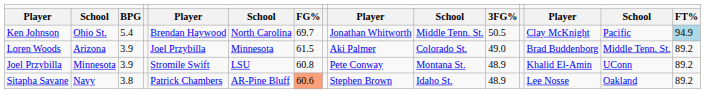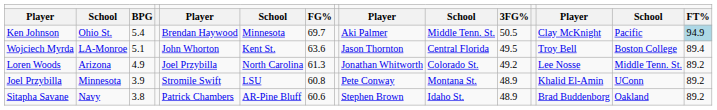(261, 33) North Carolina -> (264, 33) Minnesota
(371, 33) Jonathan Whitworth -> (364, 33) Aki Palmer
+ row: (40, 49)
(127, 49) 3.9 -> (138, 65) 4.9
(252, 49) Minnesota -> (273, 65) North Carolina
(305, 49) 61.5 -> (317, 65) 61.3
(353, 49) Aki Palmer -> (382, 65) Jonathan Whitworth
(497, 49) 49.0 -> (509, 65) 49.2
(562, 49) Brad Buddenborg -> (559, 65) Lee Nosse
(305, 81) lightsalmon background -> (317, 97) no background
(548, 81) Lee Nosse -> (574, 97) Brad Buddenborg
